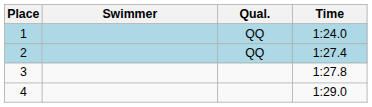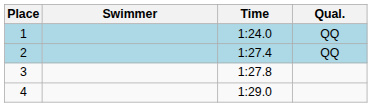columns swapped: (330, 14) <-> (255, 14)
